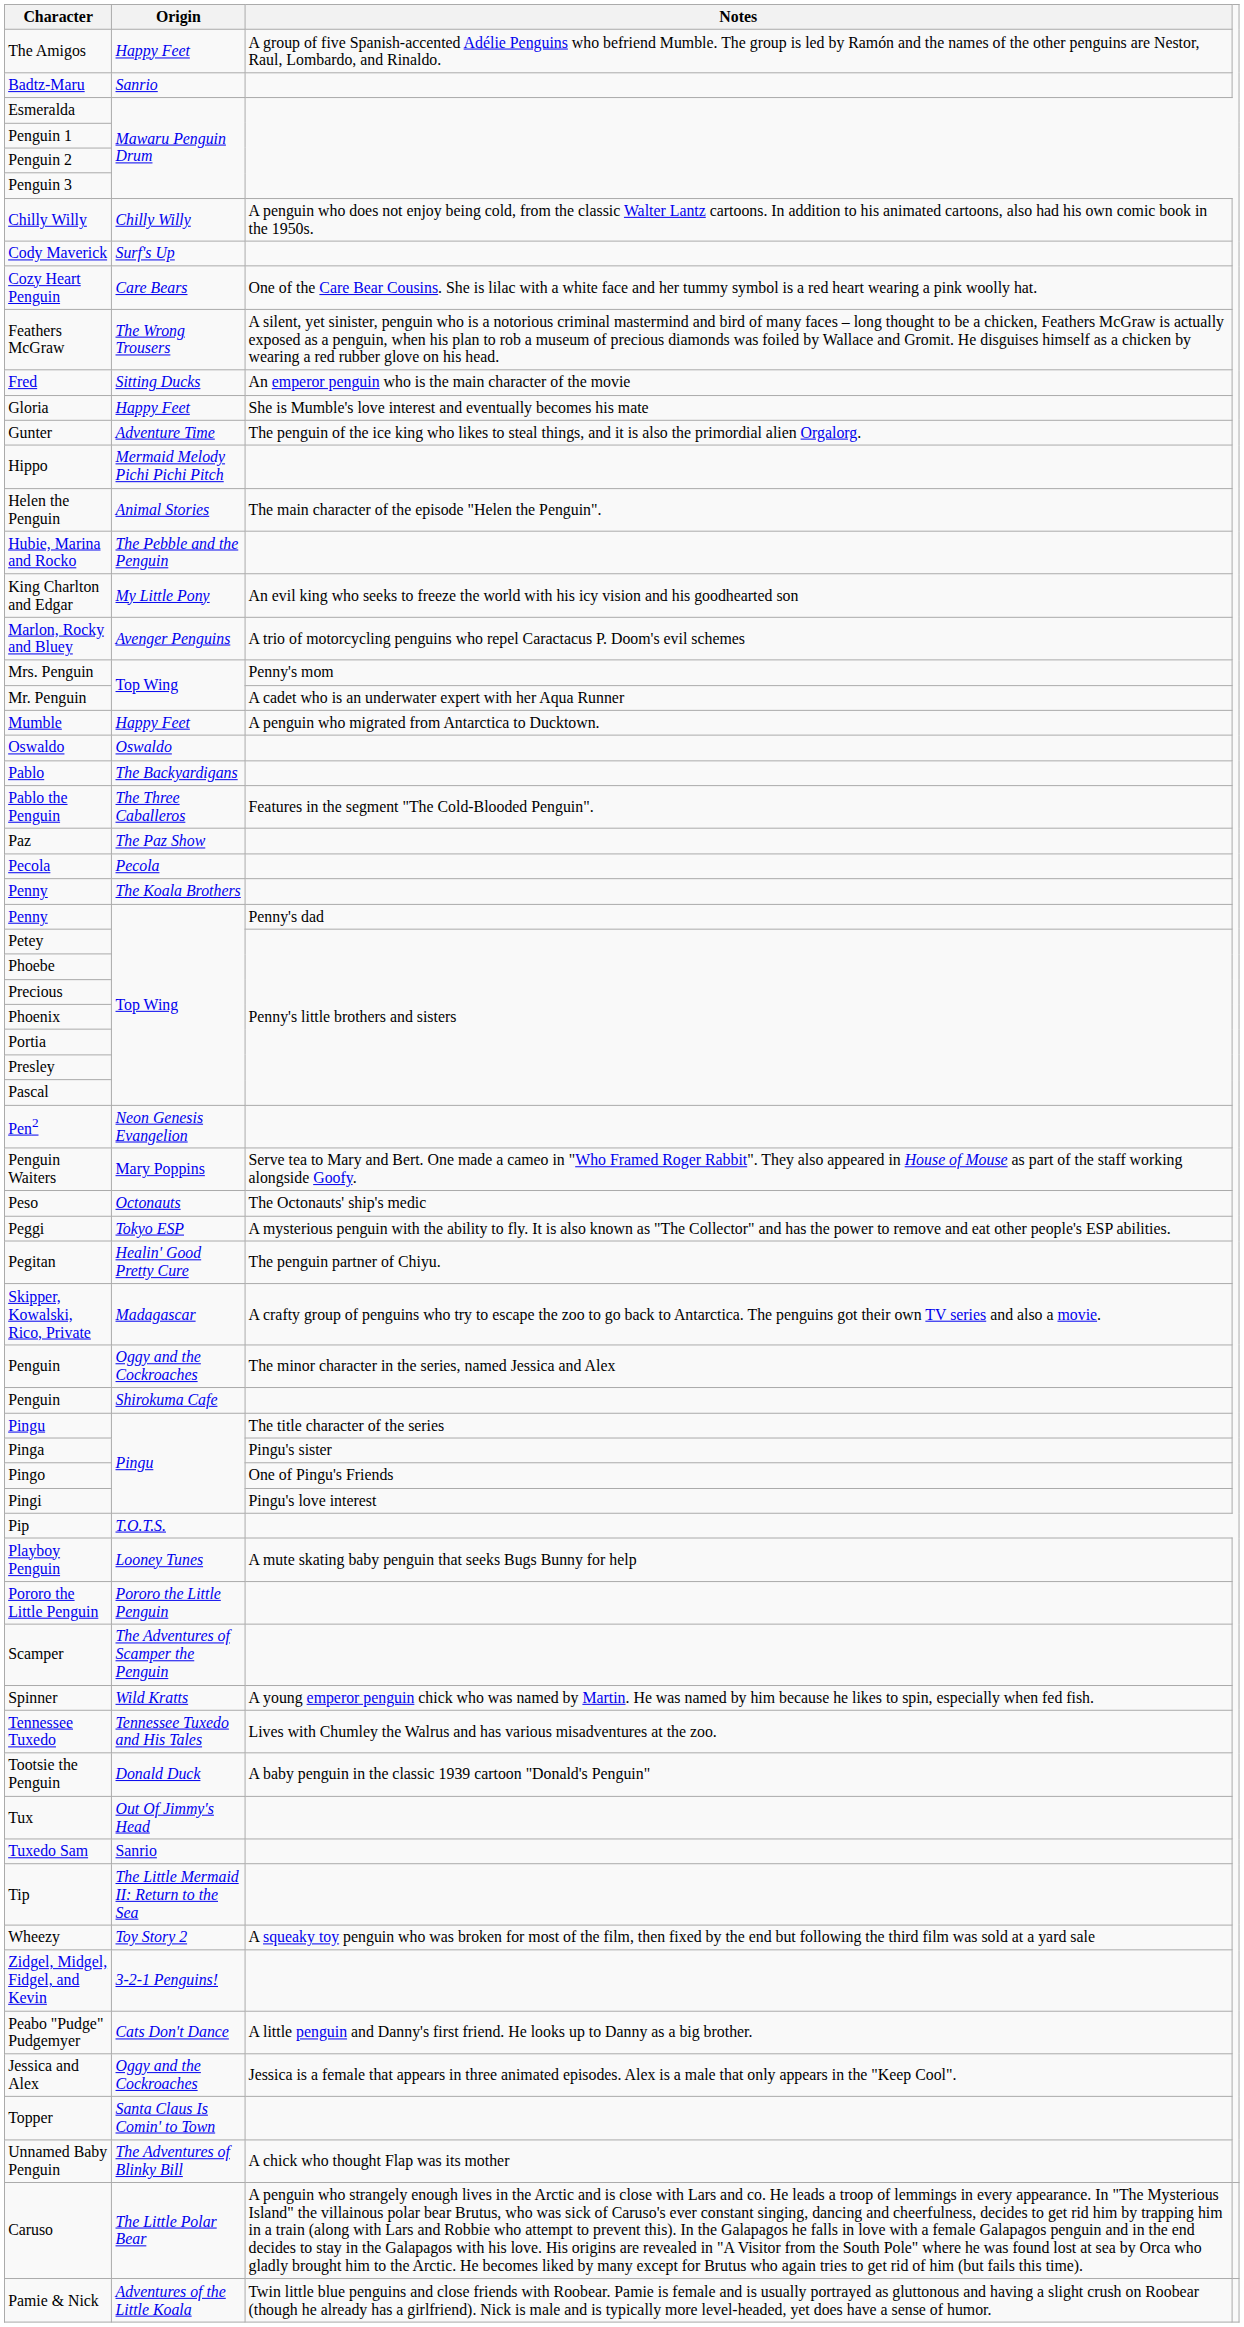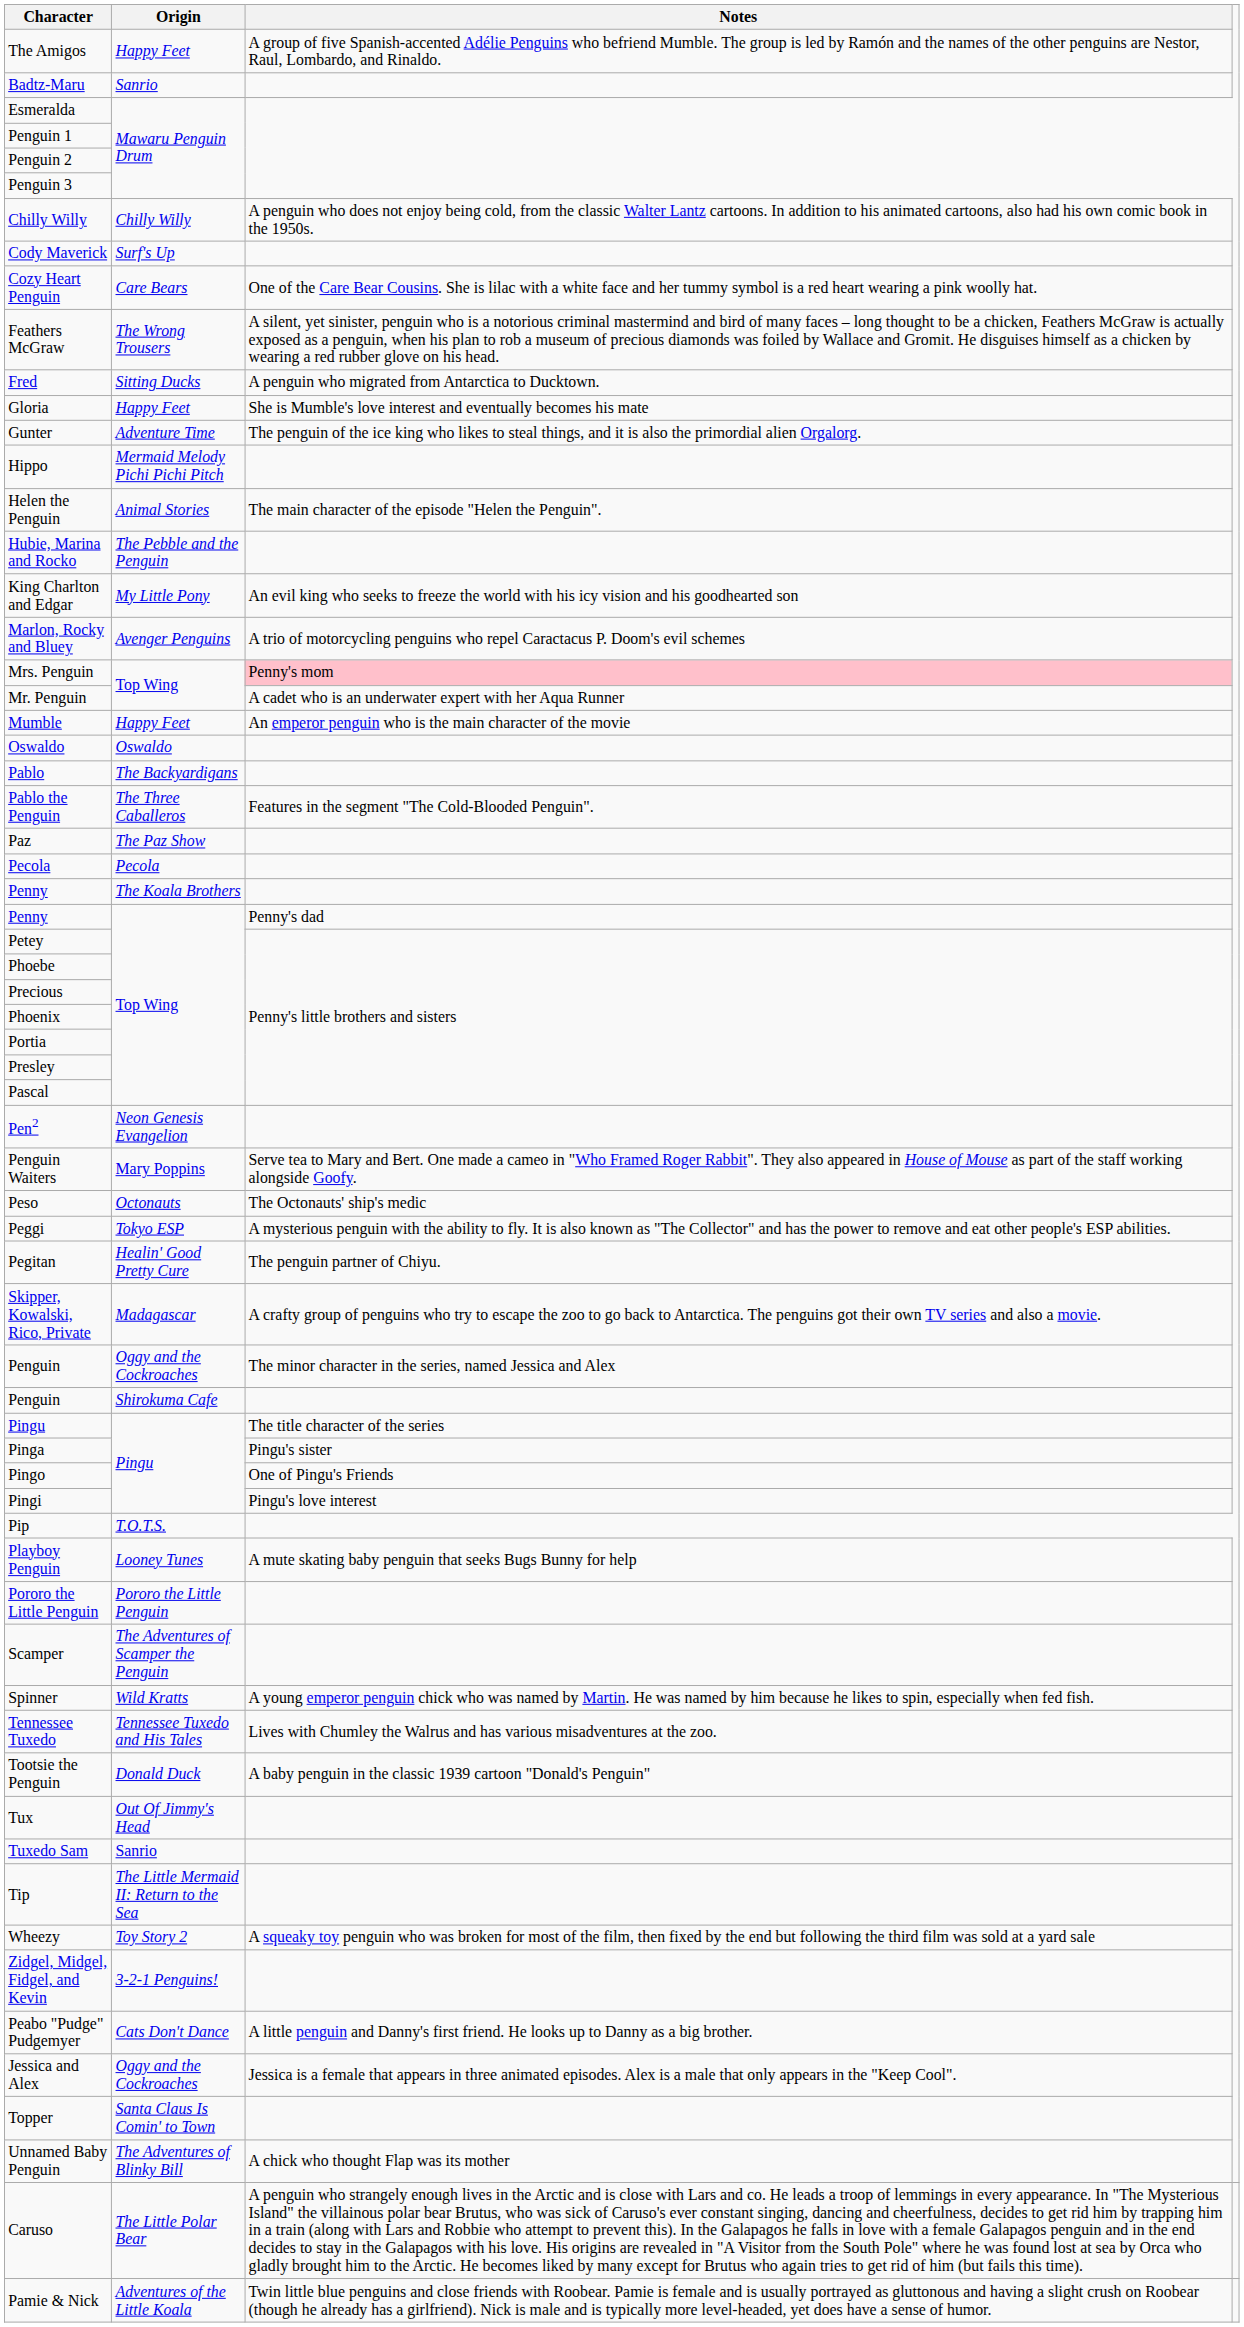(439, 382) An emperor penguin who is the main character of the movie -> (424, 382) A penguin who migrated from Antarctica to Ducktown.
(291, 672) no background -> (291, 672) pink background
(424, 722) A penguin who migrated from Antarctica to Ducktown. -> (439, 722) An emperor penguin who is the main character of the movie
